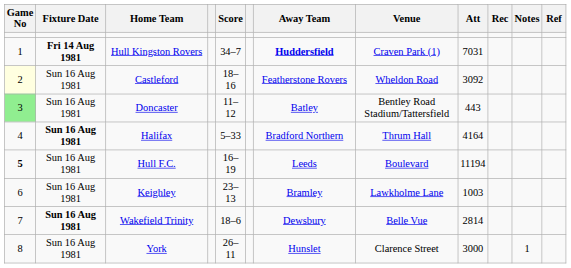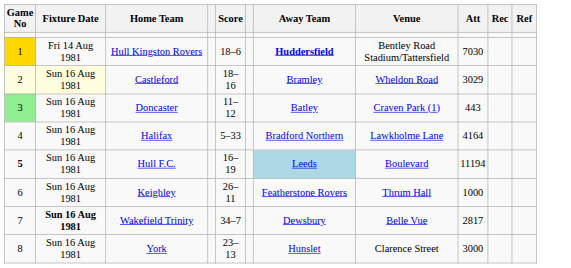- column: (527, 18)
(20, 51) no background -> (20, 51) gold background
(71, 51) bold -> (71, 51) normal
(231, 51) 34–7 -> (231, 51) 18–6
(407, 51) Craven Park (1) -> (407, 51) Bentley Road Stadium/Tattersfield
(473, 51) 7031 -> (473, 51) 7030
(71, 79) no background -> (71, 79) lightyellow background
(304, 79) Featherstone Rovers -> (304, 79) Bramley
(473, 79) 3092 -> (473, 79) 3029
(407, 107) Bentley Road Stadium/Tattersfield -> (407, 107) Craven Park (1)
(71, 136) bold -> (71, 136) normal
(407, 136) Thrum Hall -> (407, 136) Lawkholme Lane
(304, 164) no background -> (304, 164) lightblue background
(231, 192) 23–13 -> (231, 192) 26–11
(304, 192) Bramley -> (304, 192) Featherstone Rovers
(407, 192) Lawkholme Lane -> (407, 192) Thrum Hall
(473, 192) 1003 -> (473, 192) 1000
(231, 220) 18–6 -> (231, 220) 34–7
(473, 220) 2814 -> (473, 220) 2817
(231, 248) 26–11 -> (231, 248) 23–13
